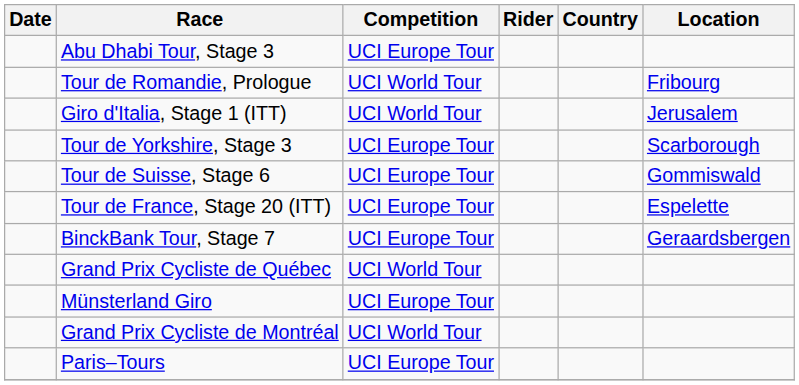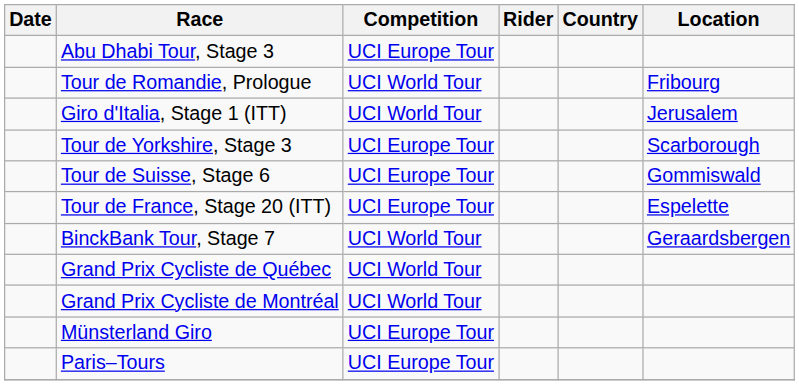(421, 238) UCI Europe Tour -> (415, 238) UCI World Tour
rows swapped: (200, 332) <-> (136, 301)
